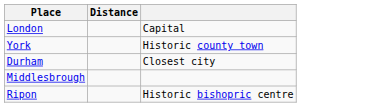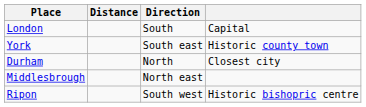+ column: (173, 13)
